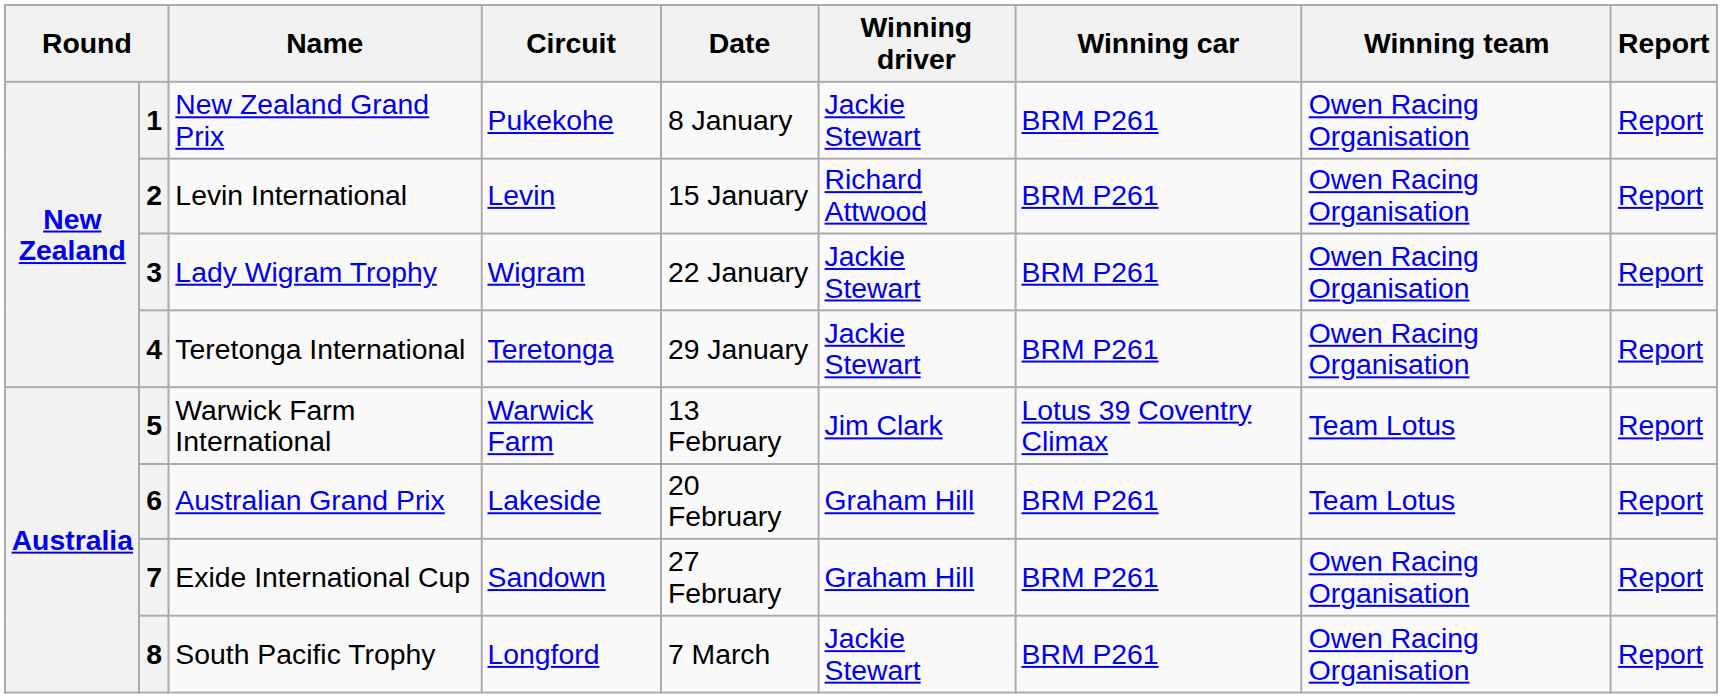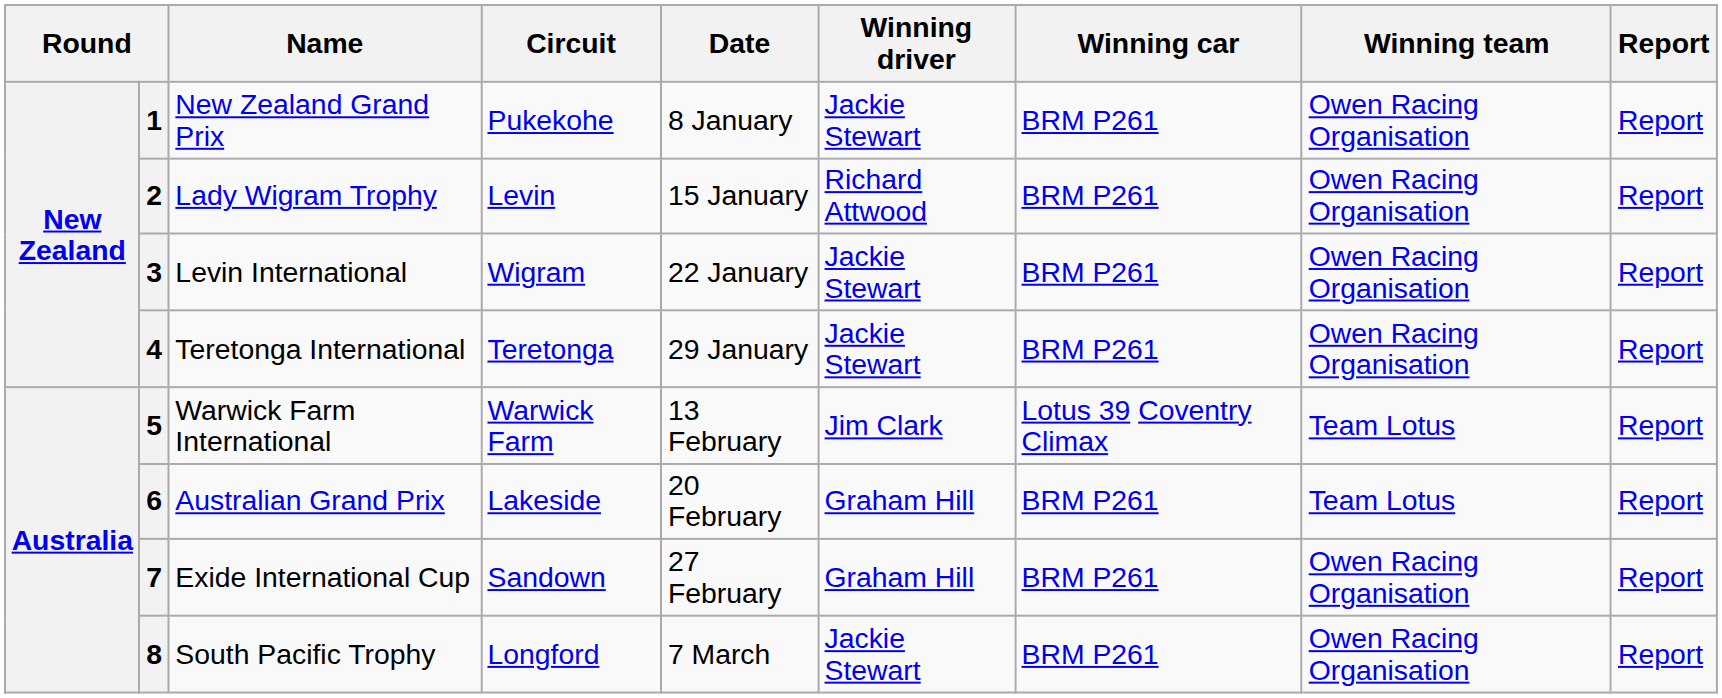(291, 196) Levin International -> (306, 196) Lady Wigram Trophy
(306, 273) Lady Wigram Trophy -> (291, 273) Levin International
